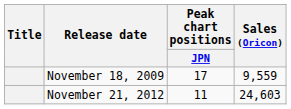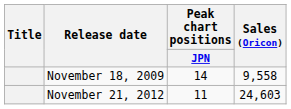(201, 76) 17 -> (201, 76) 14
(260, 76) 9,559 -> (260, 76) 9,558
